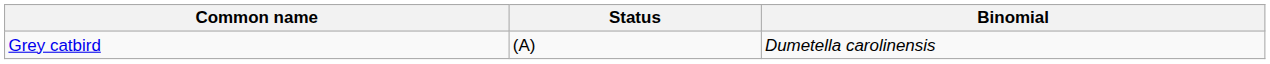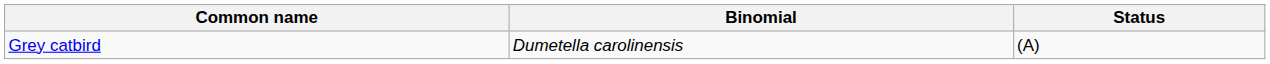columns swapped: (1013, 17) <-> (635, 17)
